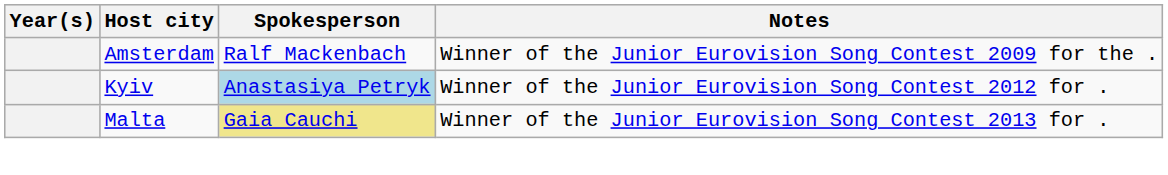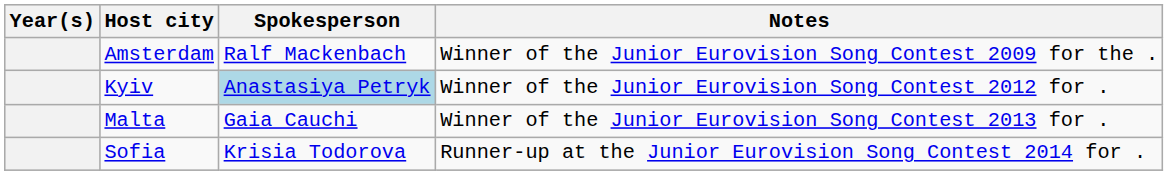(291, 120) khaki background -> (291, 120) no background
+ row: (135, 154)
